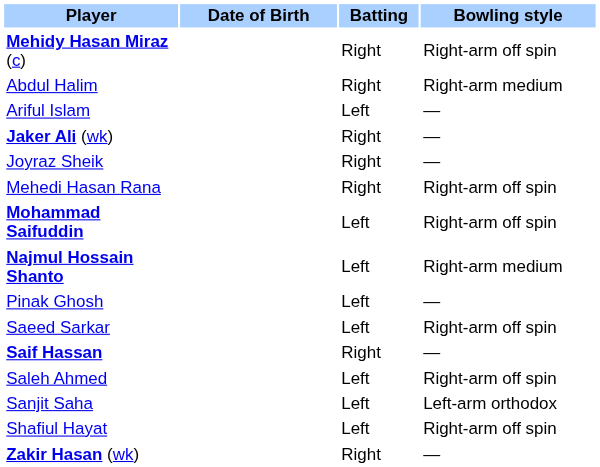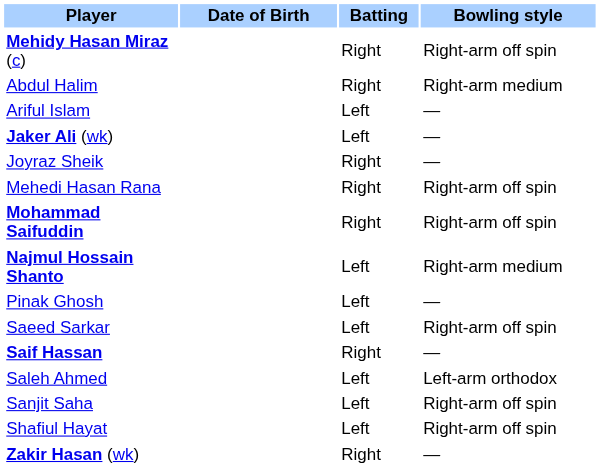(361, 136) Right -> (355, 136) Left
(355, 222) Left -> (361, 222) Right
(490, 378) Right-arm off spin -> (490, 378) Left-arm orthodox
(490, 403) Left-arm orthodox -> (490, 403) Right-arm off spin
